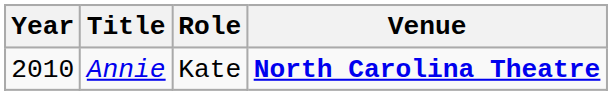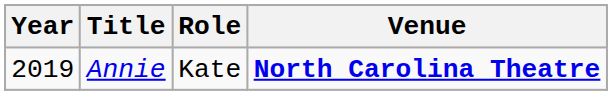(43, 69) 2010 -> (43, 69) 2019
